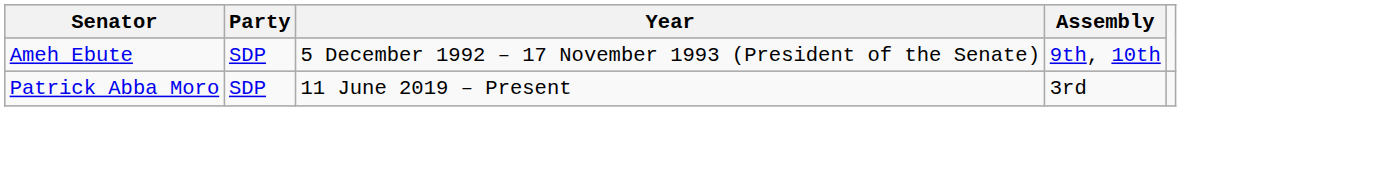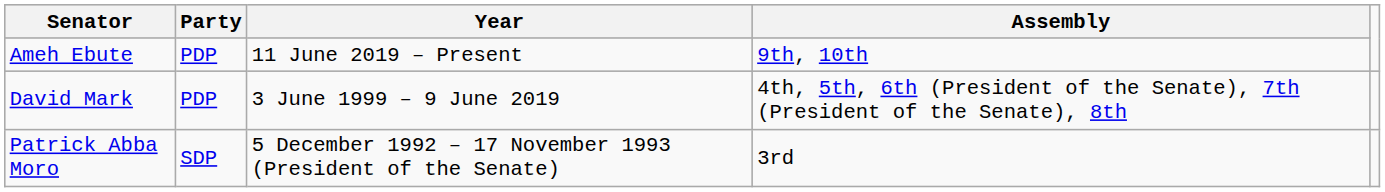(247, 55) SDP -> (199, 55) PDP
(670, 55) 5 December 1992 – 17 November 1993 (President of the Senate) -> (387, 55) 11 June 2019 – Present
+ row: (71, 100)
(436, 88) 11 June 2019 – Present -> (461, 158) 5 December 1992 – 17 November 1993 (President of the Senate)
